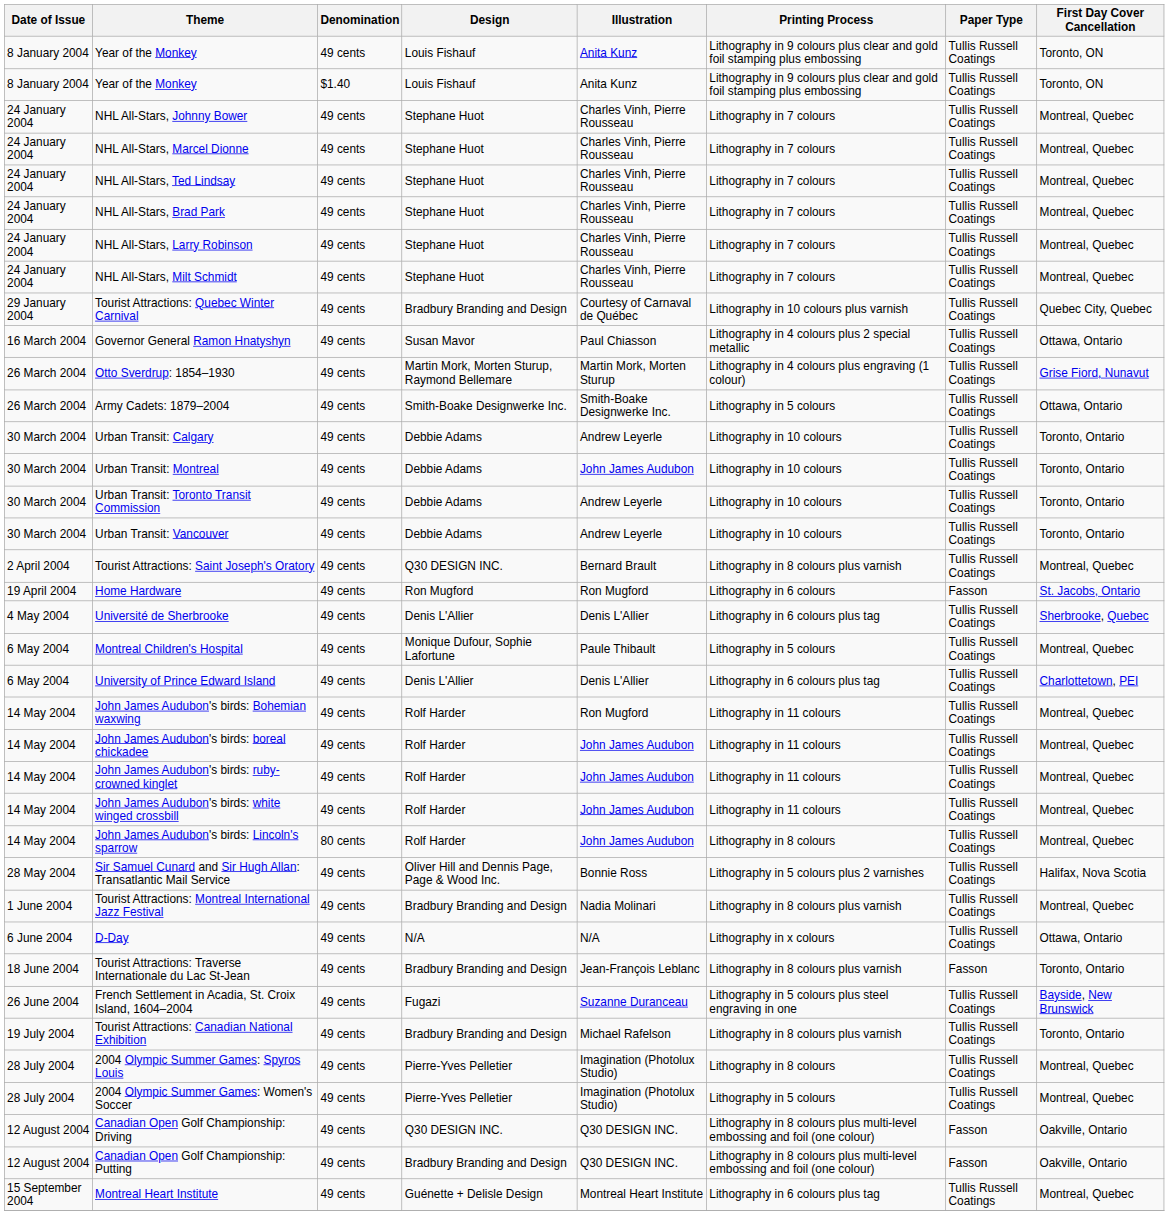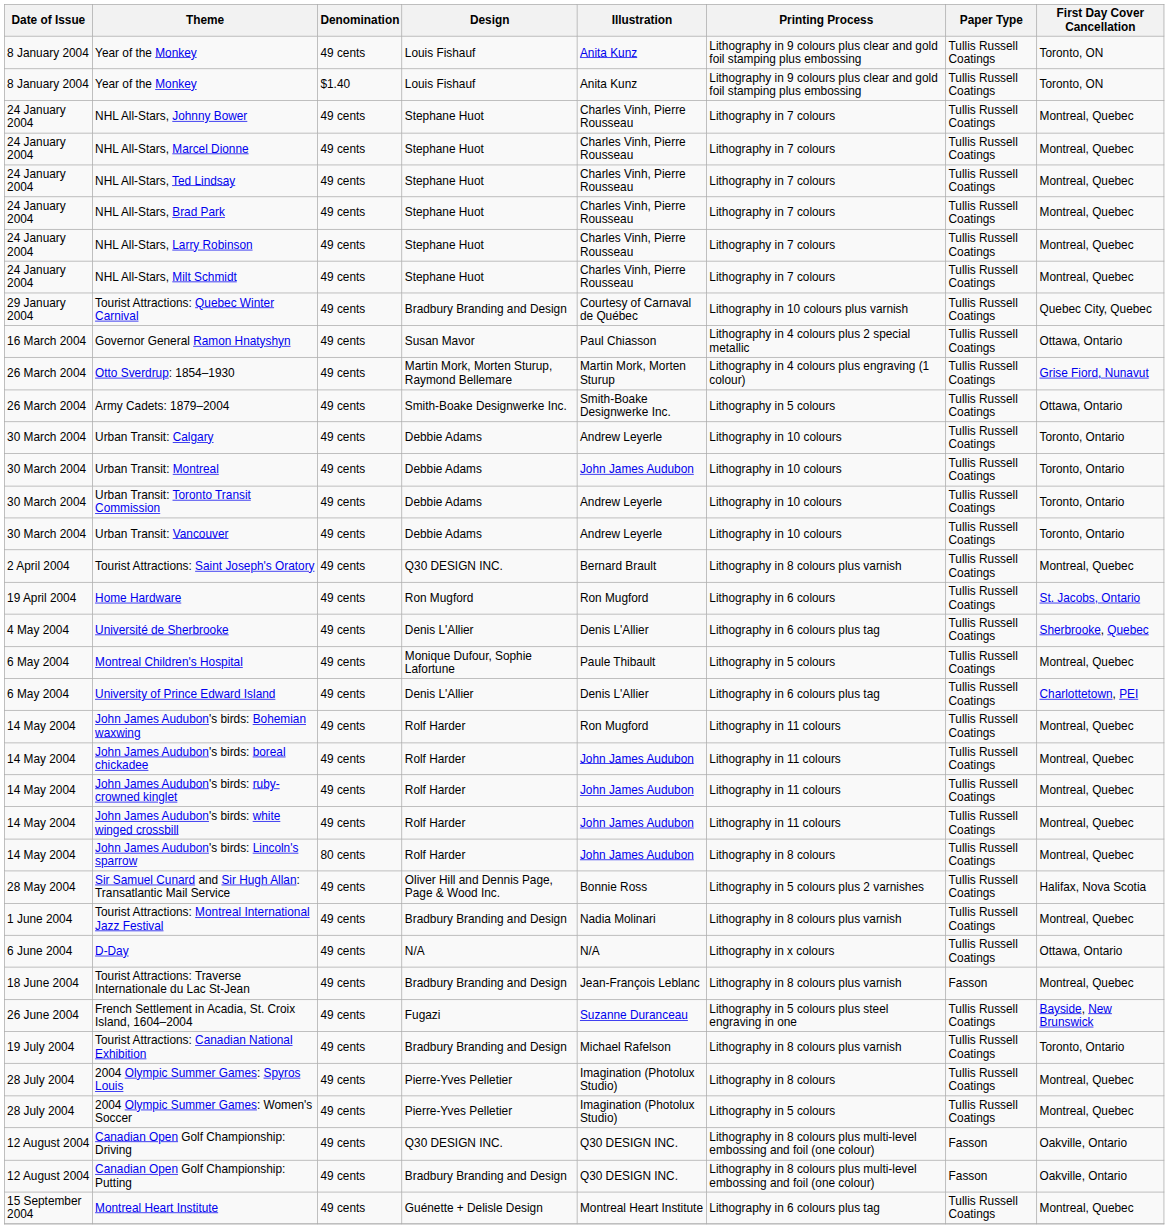(968, 591) Fasson -> (983, 598) Tullis Russell Coatings
(1082, 970) Toronto, Ontario -> (1087, 983) Montreal, Quebec
